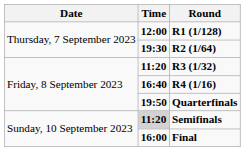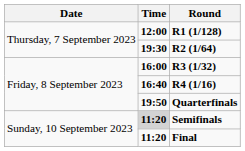(154, 66) 11:20 -> (154, 66) 16:00
(154, 137) 16:00 -> (154, 137) 11:20
